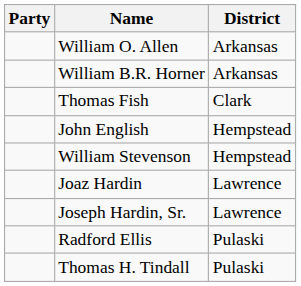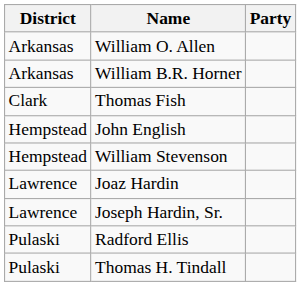columns swapped: (252, 18) <-> (29, 18)
